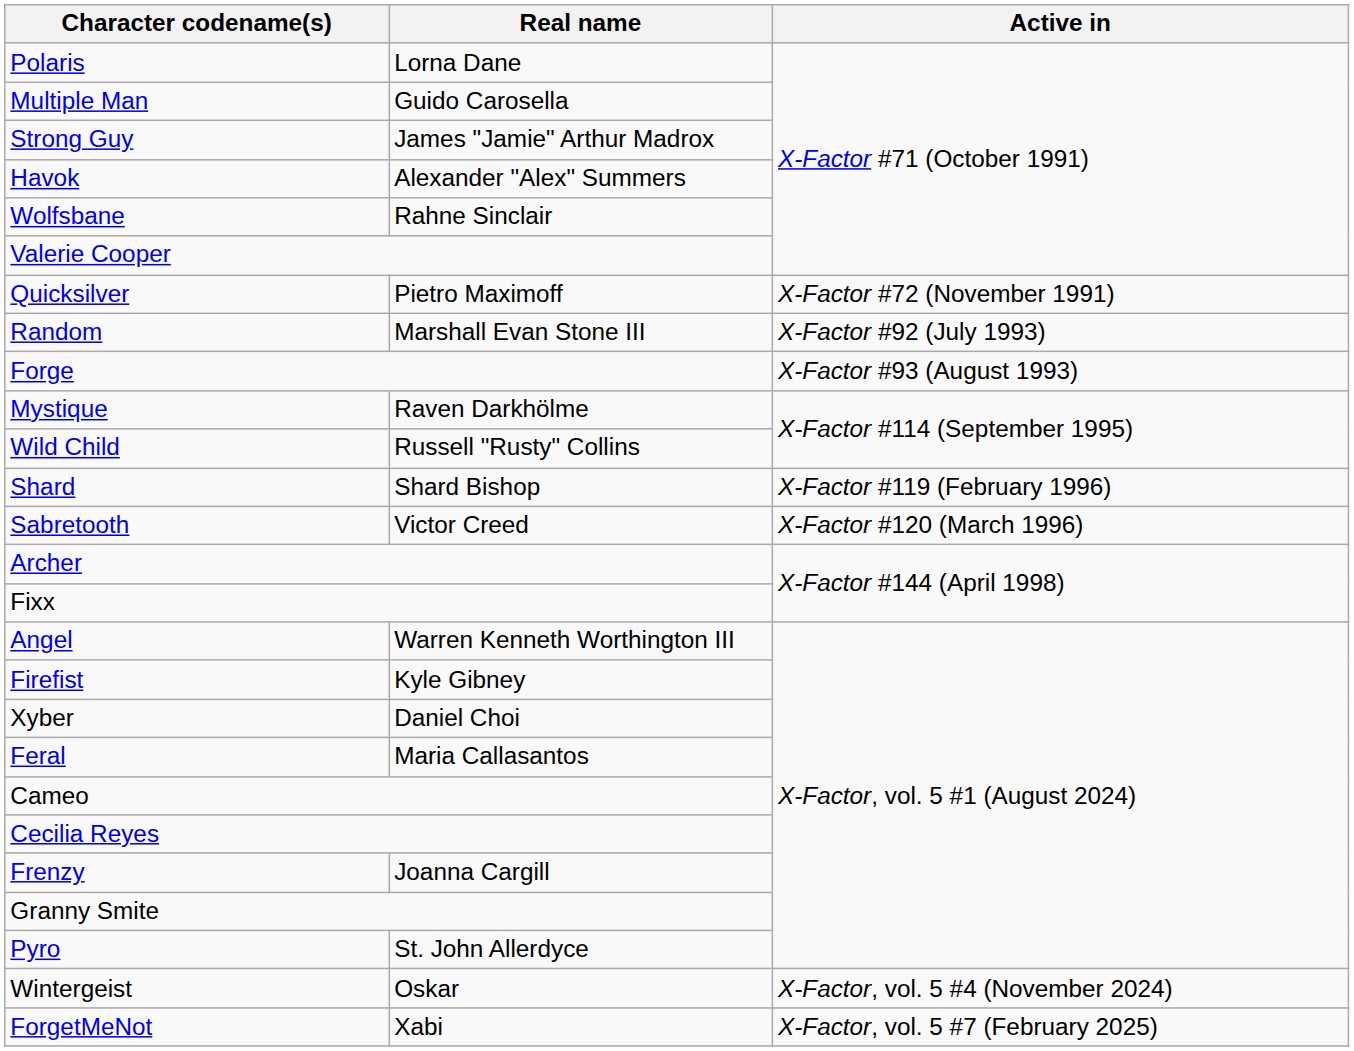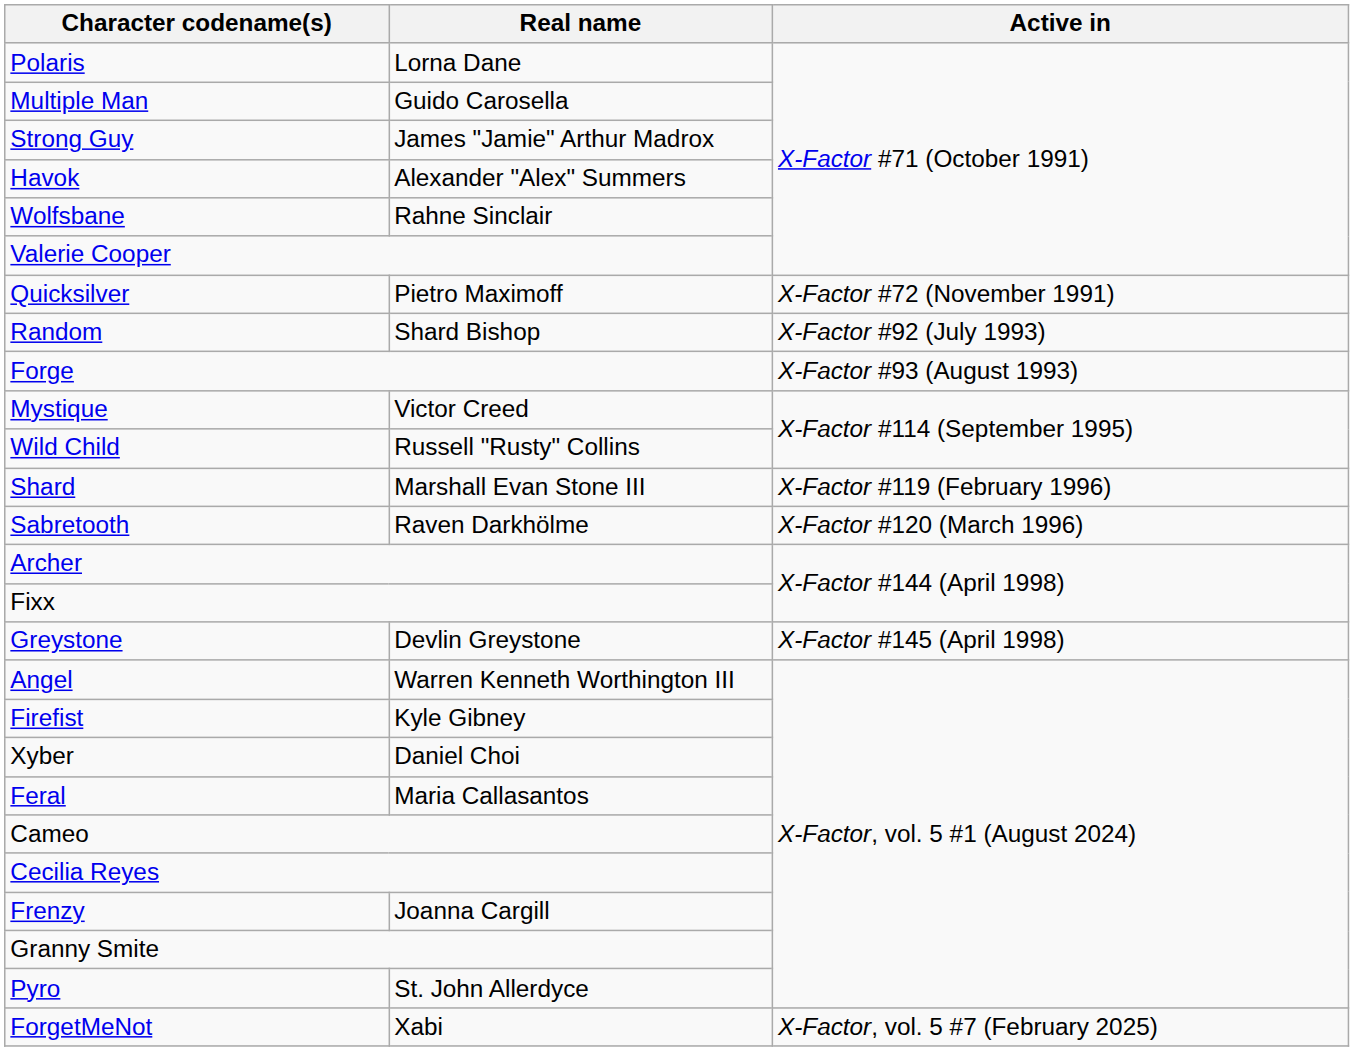(520, 332) Marshall Evan Stone III -> (467, 332) Shard Bishop
(491, 409) Raven Darkhölme -> (462, 409) Victor Creed
(467, 486) Shard Bishop -> (520, 486) Marshall Evan Stone III
(462, 525) Victor Creed -> (491, 525) Raven Darkhölme
+ row: (66, 640)
- row: (71, 988)
